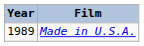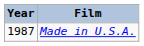(21, 32) 1989 -> (21, 32) 1987
